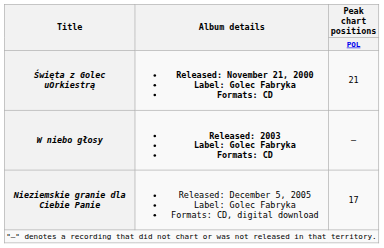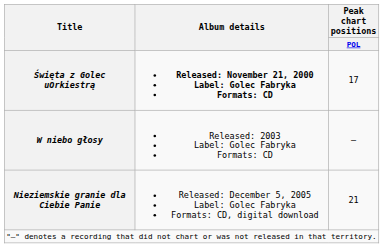(354, 80) 21 -> (354, 80) 17
(232, 145) bold -> (232, 145) normal
(354, 200) 17 -> (354, 200) 21
